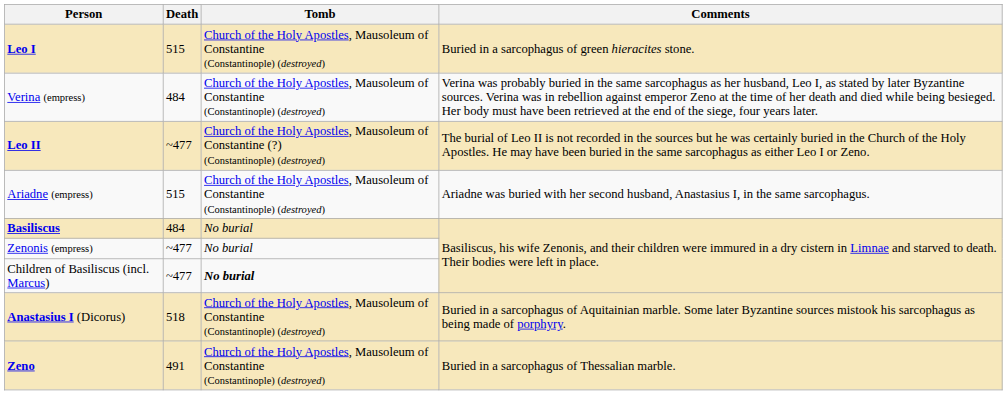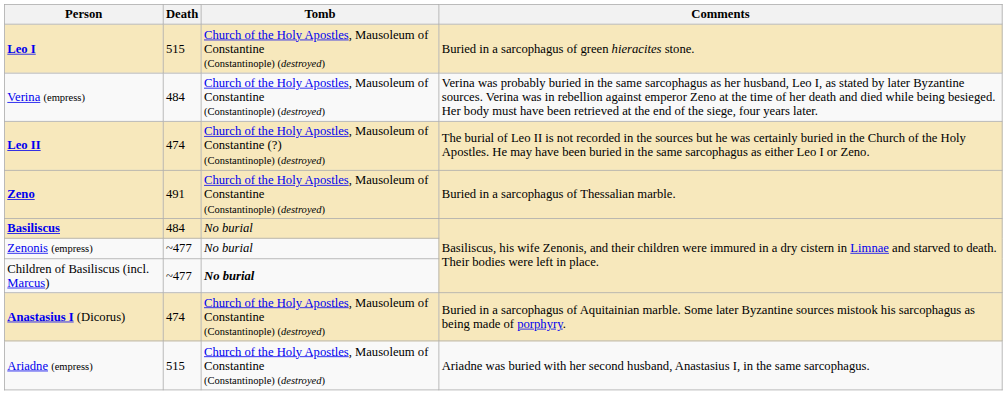(179, 145) ~477 -> (175, 145) 474
rows swapped: (21, 365) <-> (50, 194)
(175, 317) 518 -> (175, 317) 474
